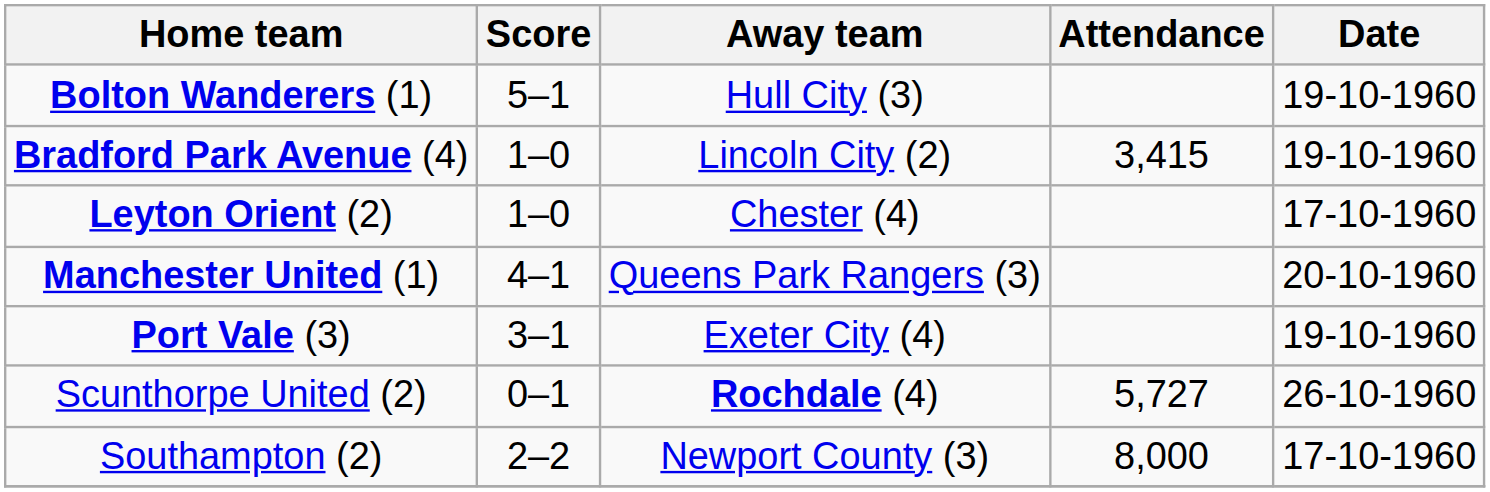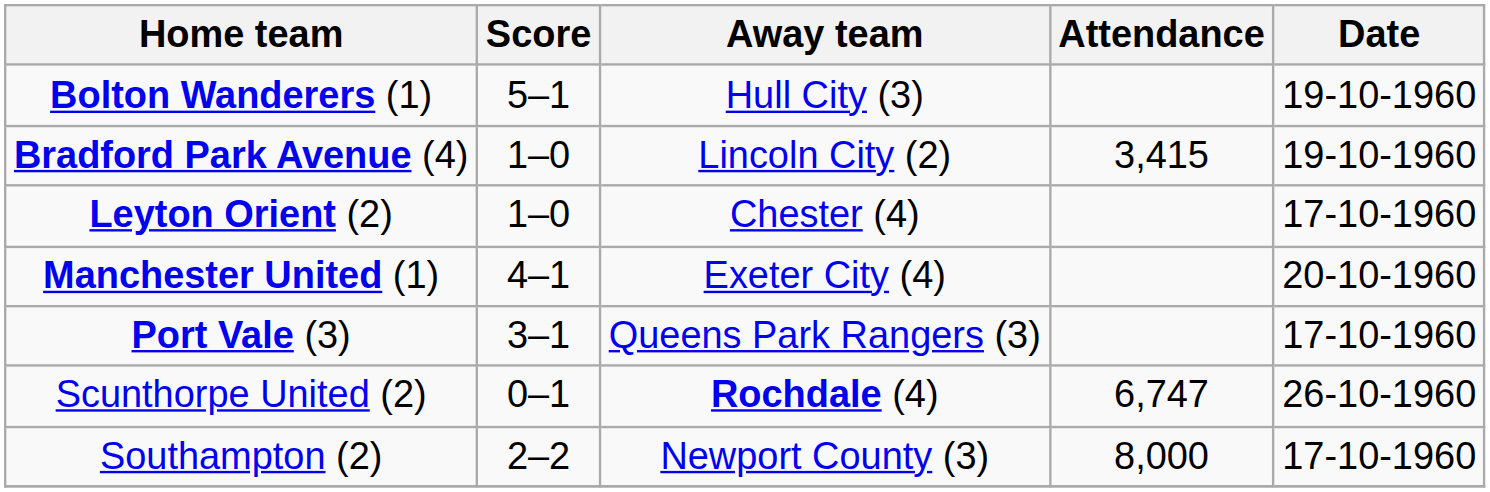(825, 275) Queens Park Rangers (3) -> (825, 275) Exeter City (4)
(825, 335) Exeter City (4) -> (825, 335) Queens Park Rangers (3)
(1379, 335) 19-10-1960 -> (1379, 335) 17-10-1960
(1162, 395) 5,727 -> (1162, 395) 6,747
